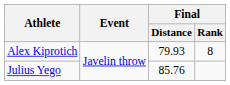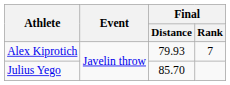(210, 51) 8 -> (210, 51) 7
(172, 71) 85.76 -> (172, 71) 85.70
